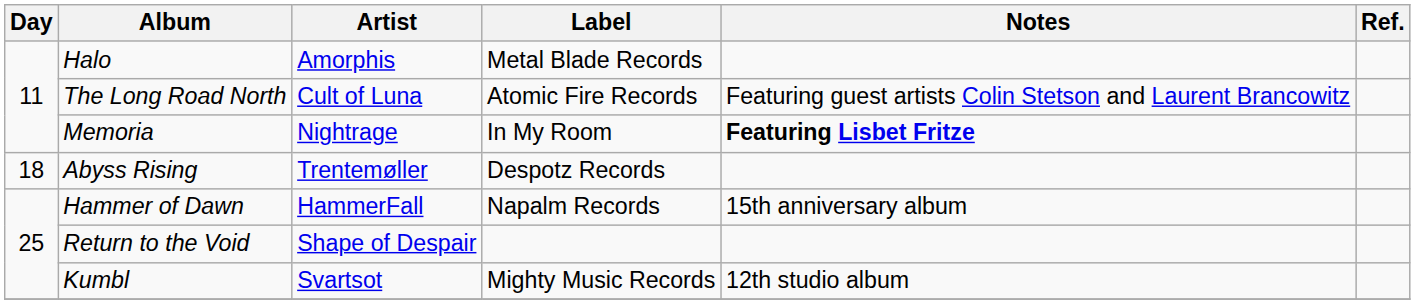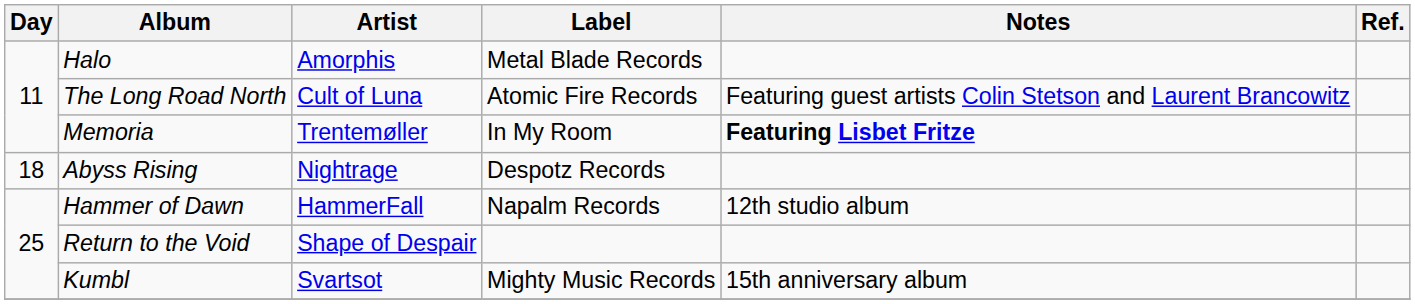(347, 133) Nightrage -> (362, 133) Trentemøller
(362, 170) Trentemøller -> (347, 170) Nightrage
(847, 206) 15th anniversary album -> (818, 206) 12th studio album
(818, 280) 12th studio album -> (847, 280) 15th anniversary album
